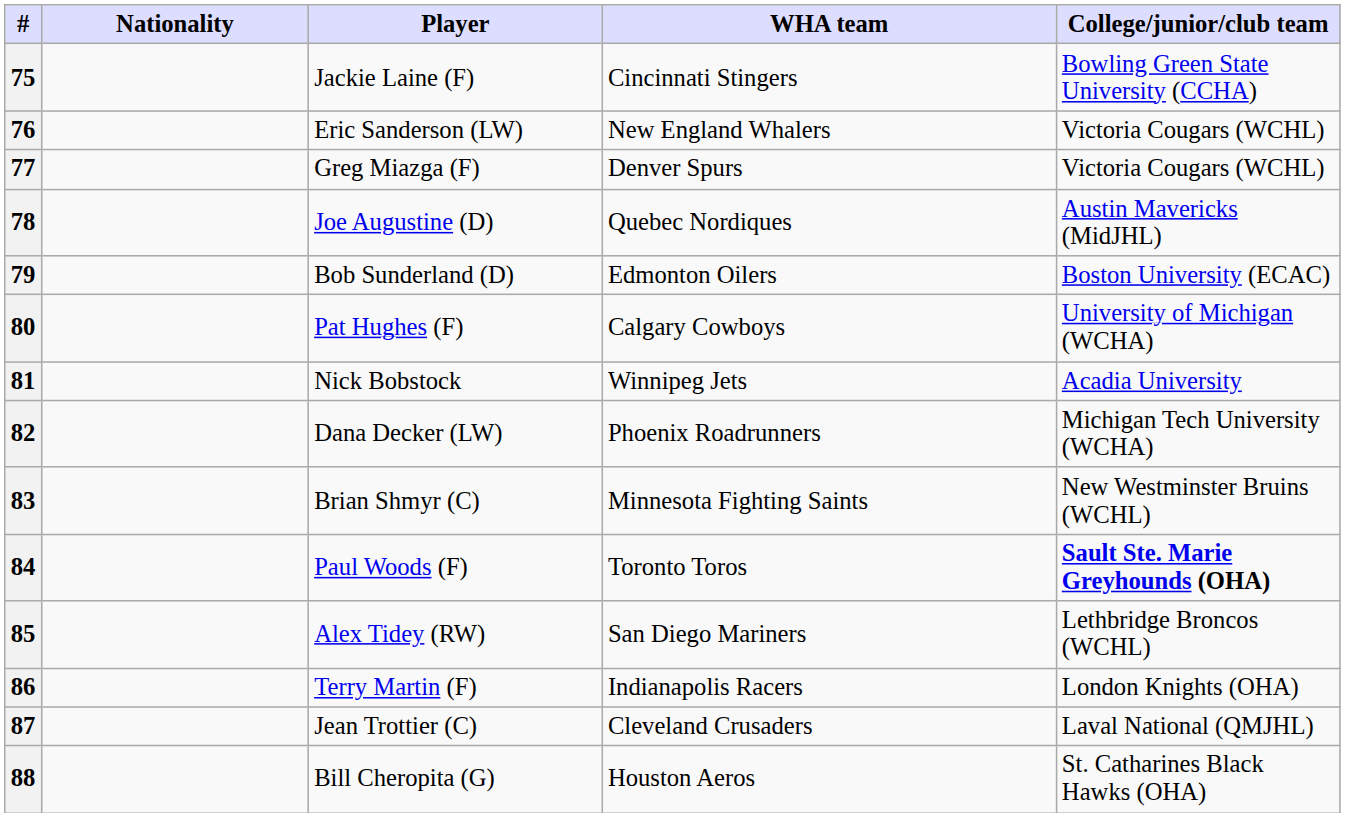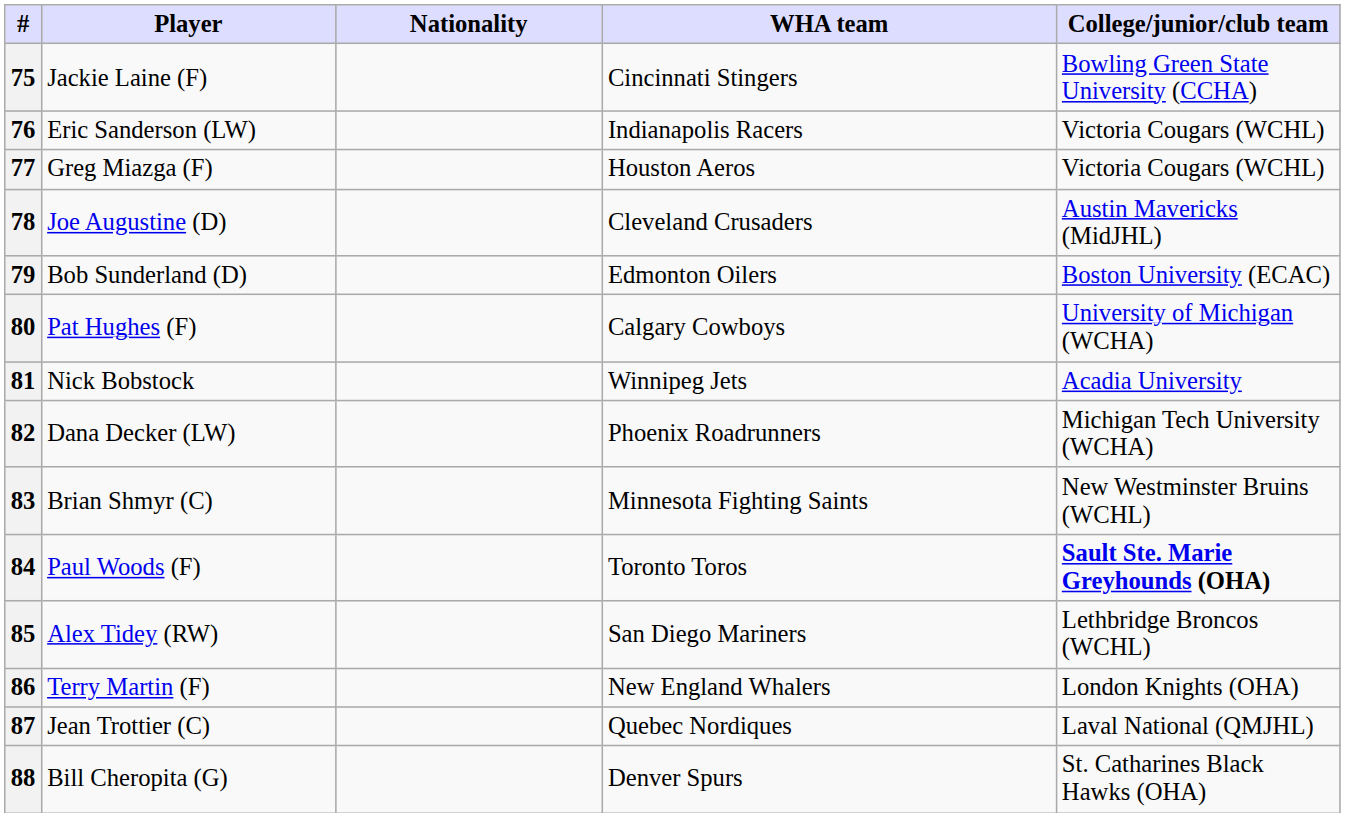columns swapped: (455, 24) <-> (175, 24)
(719, 129) New England Whalers -> (705, 129) Indianapolis Racers
(675, 168) Denver Spurs -> (681, 168) Houston Aeros
(700, 221) Quebec Nordiques -> (710, 221) Cleveland Crusaders
(705, 687) Indianapolis Racers -> (719, 687) New England Whalers
(710, 726) Cleveland Crusaders -> (700, 726) Quebec Nordiques
(681, 779) Houston Aeros -> (675, 779) Denver Spurs
